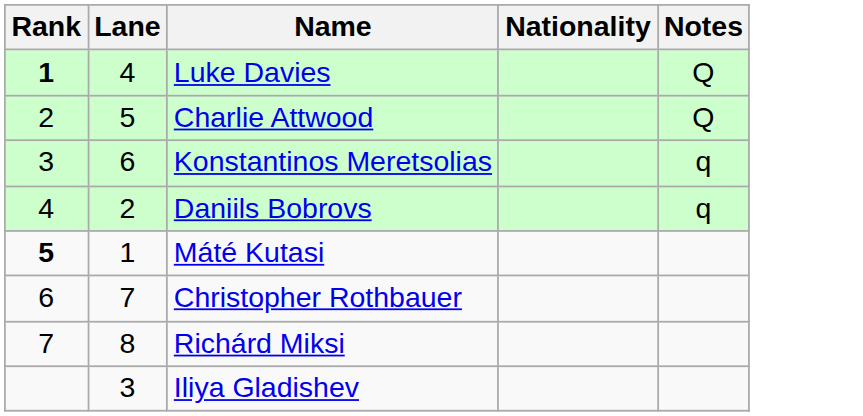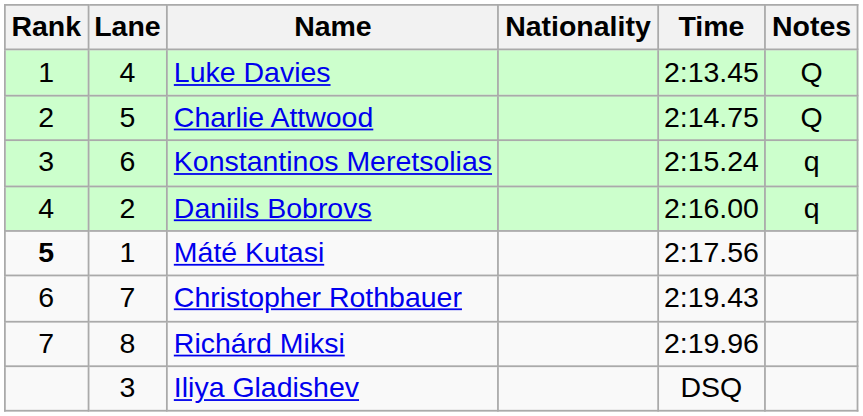+ column: (711, 27)
(46, 72) bold -> (46, 72) normal
